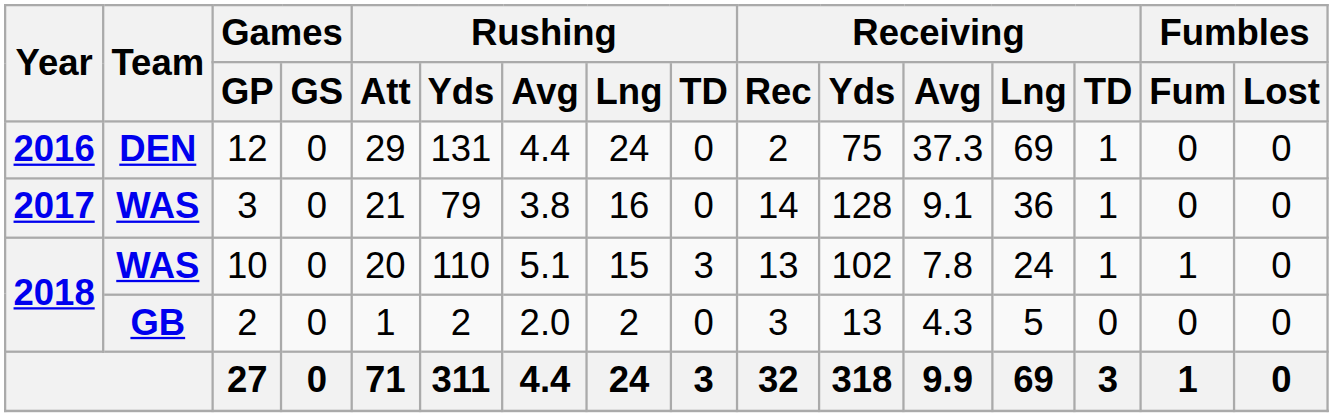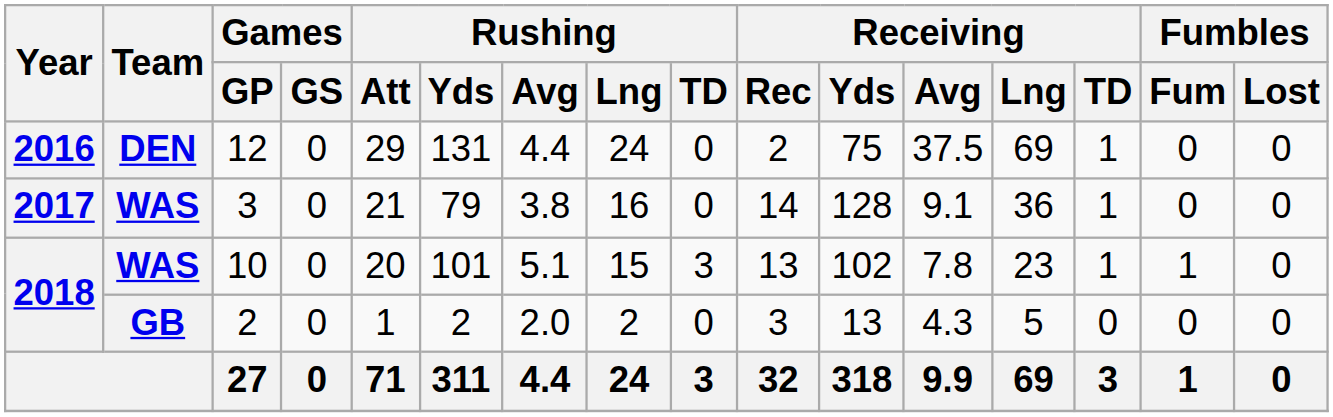(948, 149) 37.3 -> (948, 149) 37.5
(461, 264) 110 -> (461, 264) 101
(1033, 264) 24 -> (1033, 264) 23
